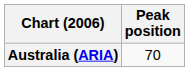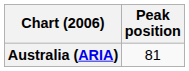(153, 54) 70 -> (153, 54) 81
